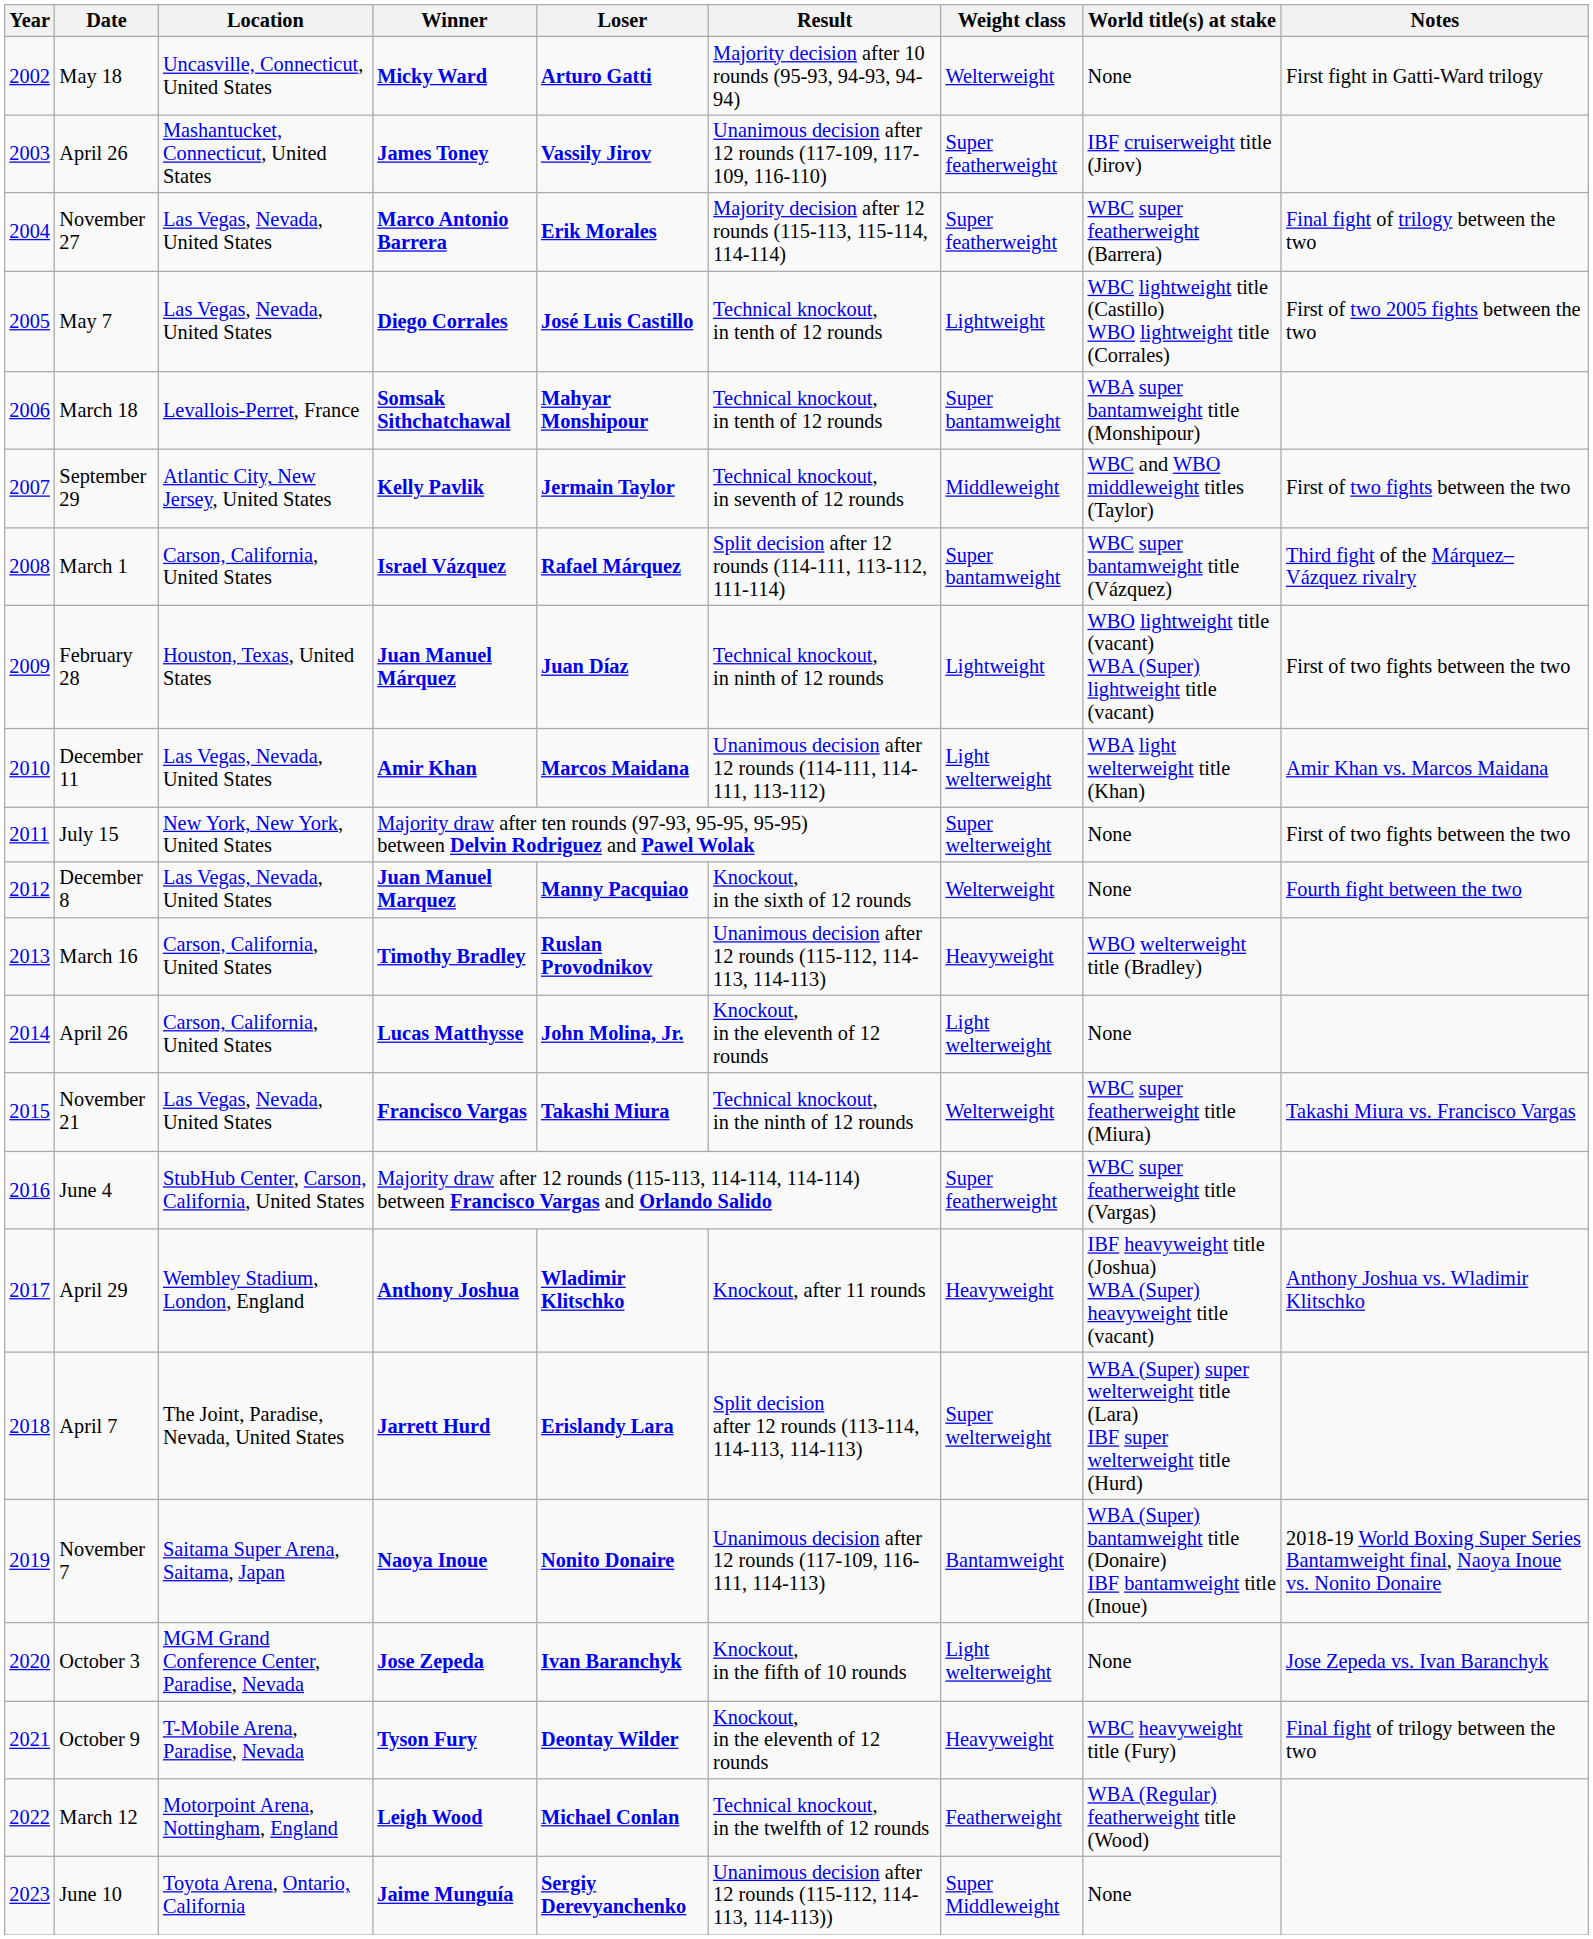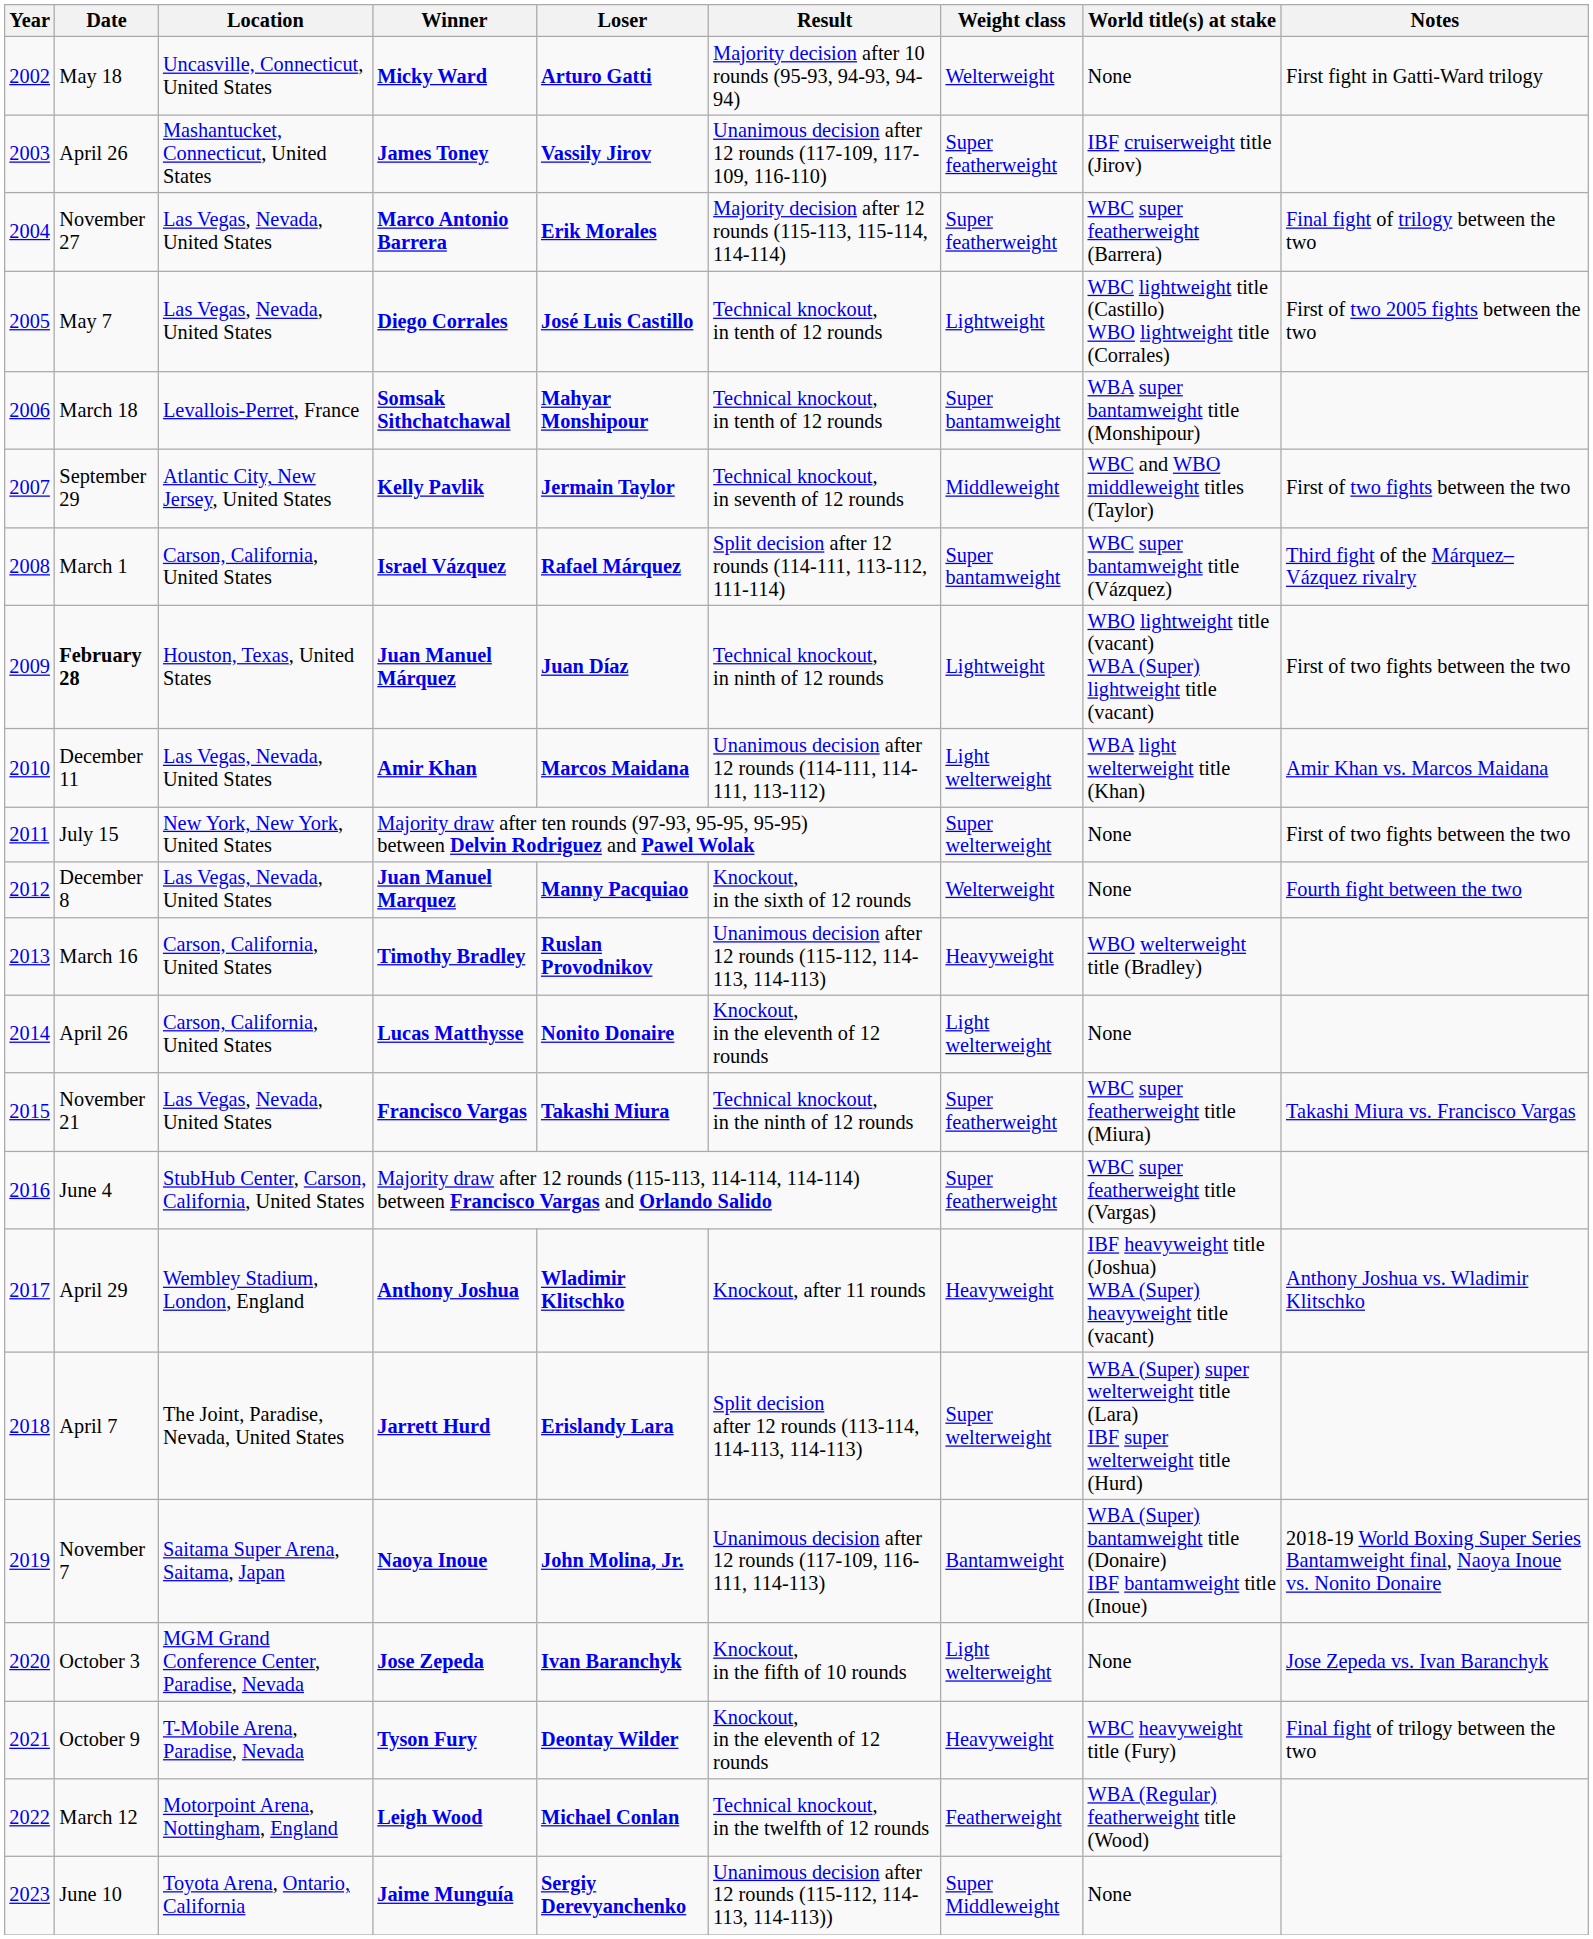(96, 667) normal -> (101, 667) bold
(612, 1033) John Molina, Jr. -> (608, 1033) Nonito Donaire
(1000, 1111) Welterweight -> (1001, 1111) Super featherweight
(608, 1560) Nonito Donaire -> (612, 1560) John Molina, Jr.
